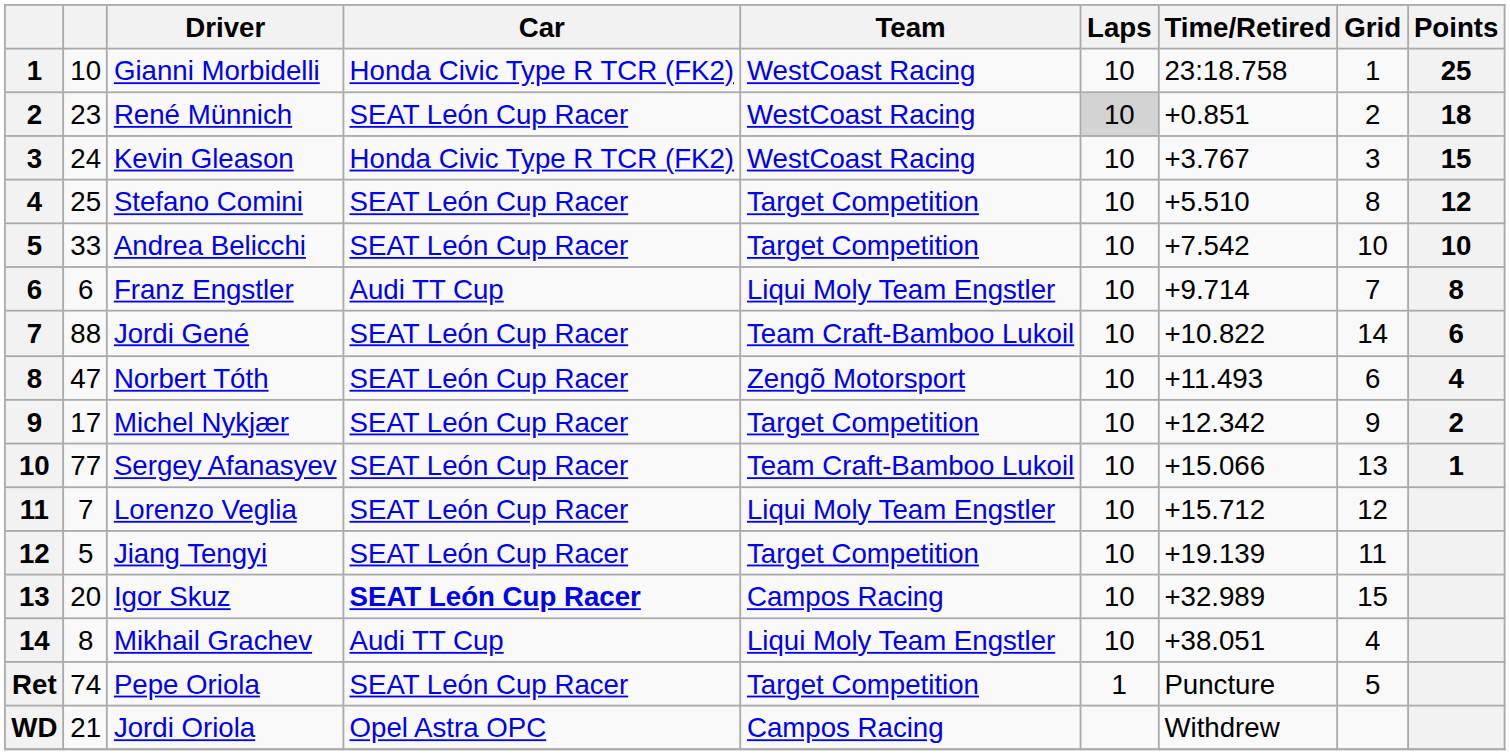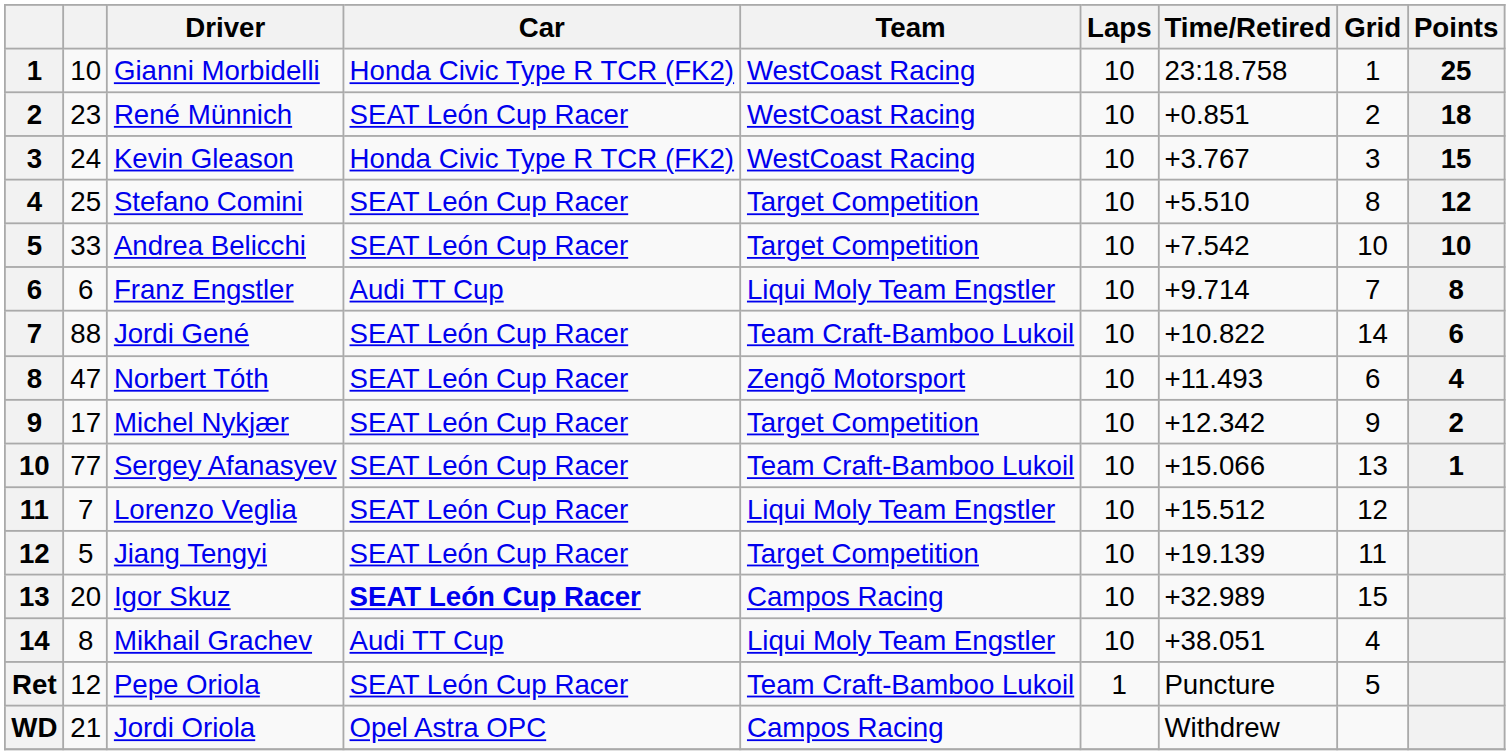(1119, 115) lightgrey background -> (1119, 115) no background
(1215, 509) +15.712 -> (1215, 509) +15.512
(86, 684) 74 -> (86, 684) 12
(863, 684) Target Competition -> (911, 684) Team Craft-Bamboo Lukoil
